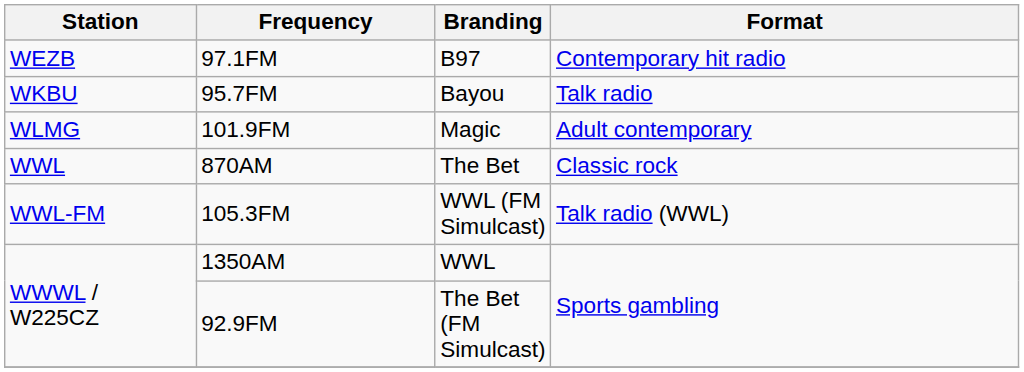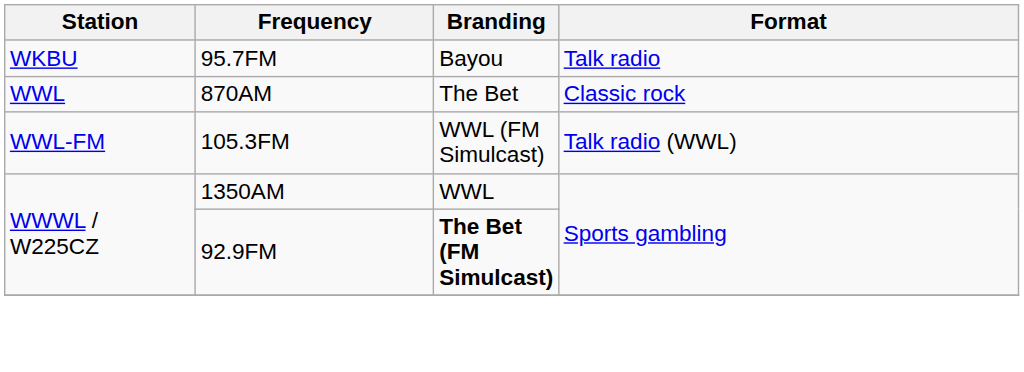- row: (239, 58)
- row: (246, 129)
(493, 323) normal -> (496, 252) bold
